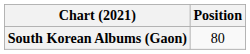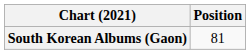(218, 37) 80 -> (218, 37) 81
